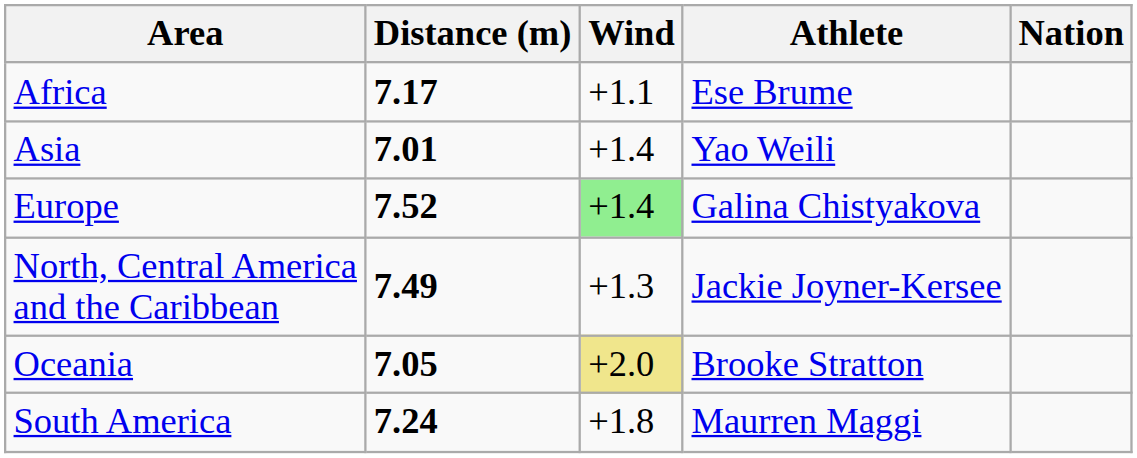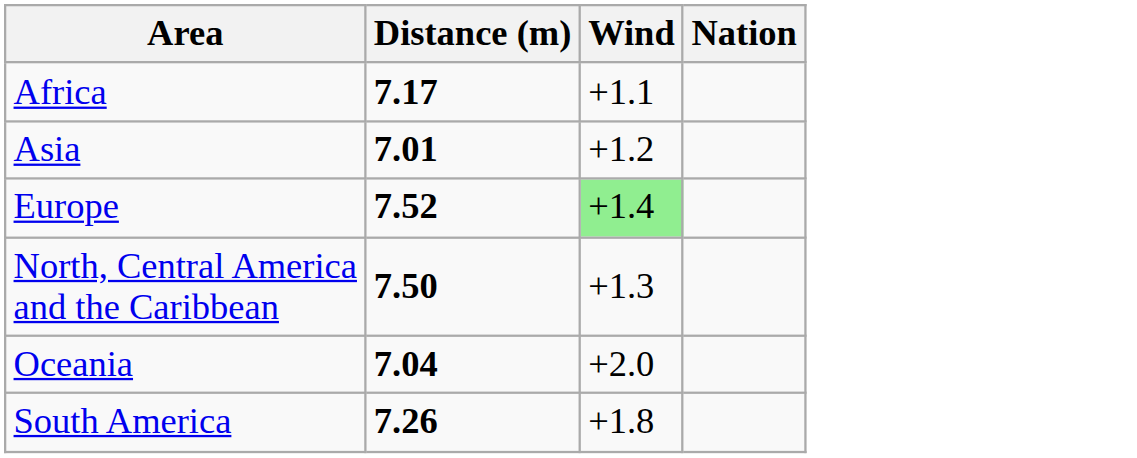- column: (847, 33)
(621, 149) +1.4 -> (621, 149) +1.2
(406, 285) 7.49 -> (406, 285) 7.50
(406, 363) 7.05 -> (406, 363) 7.04
(621, 363) khaki background -> (621, 363) no background
(406, 421) 7.24 -> (406, 421) 7.26
